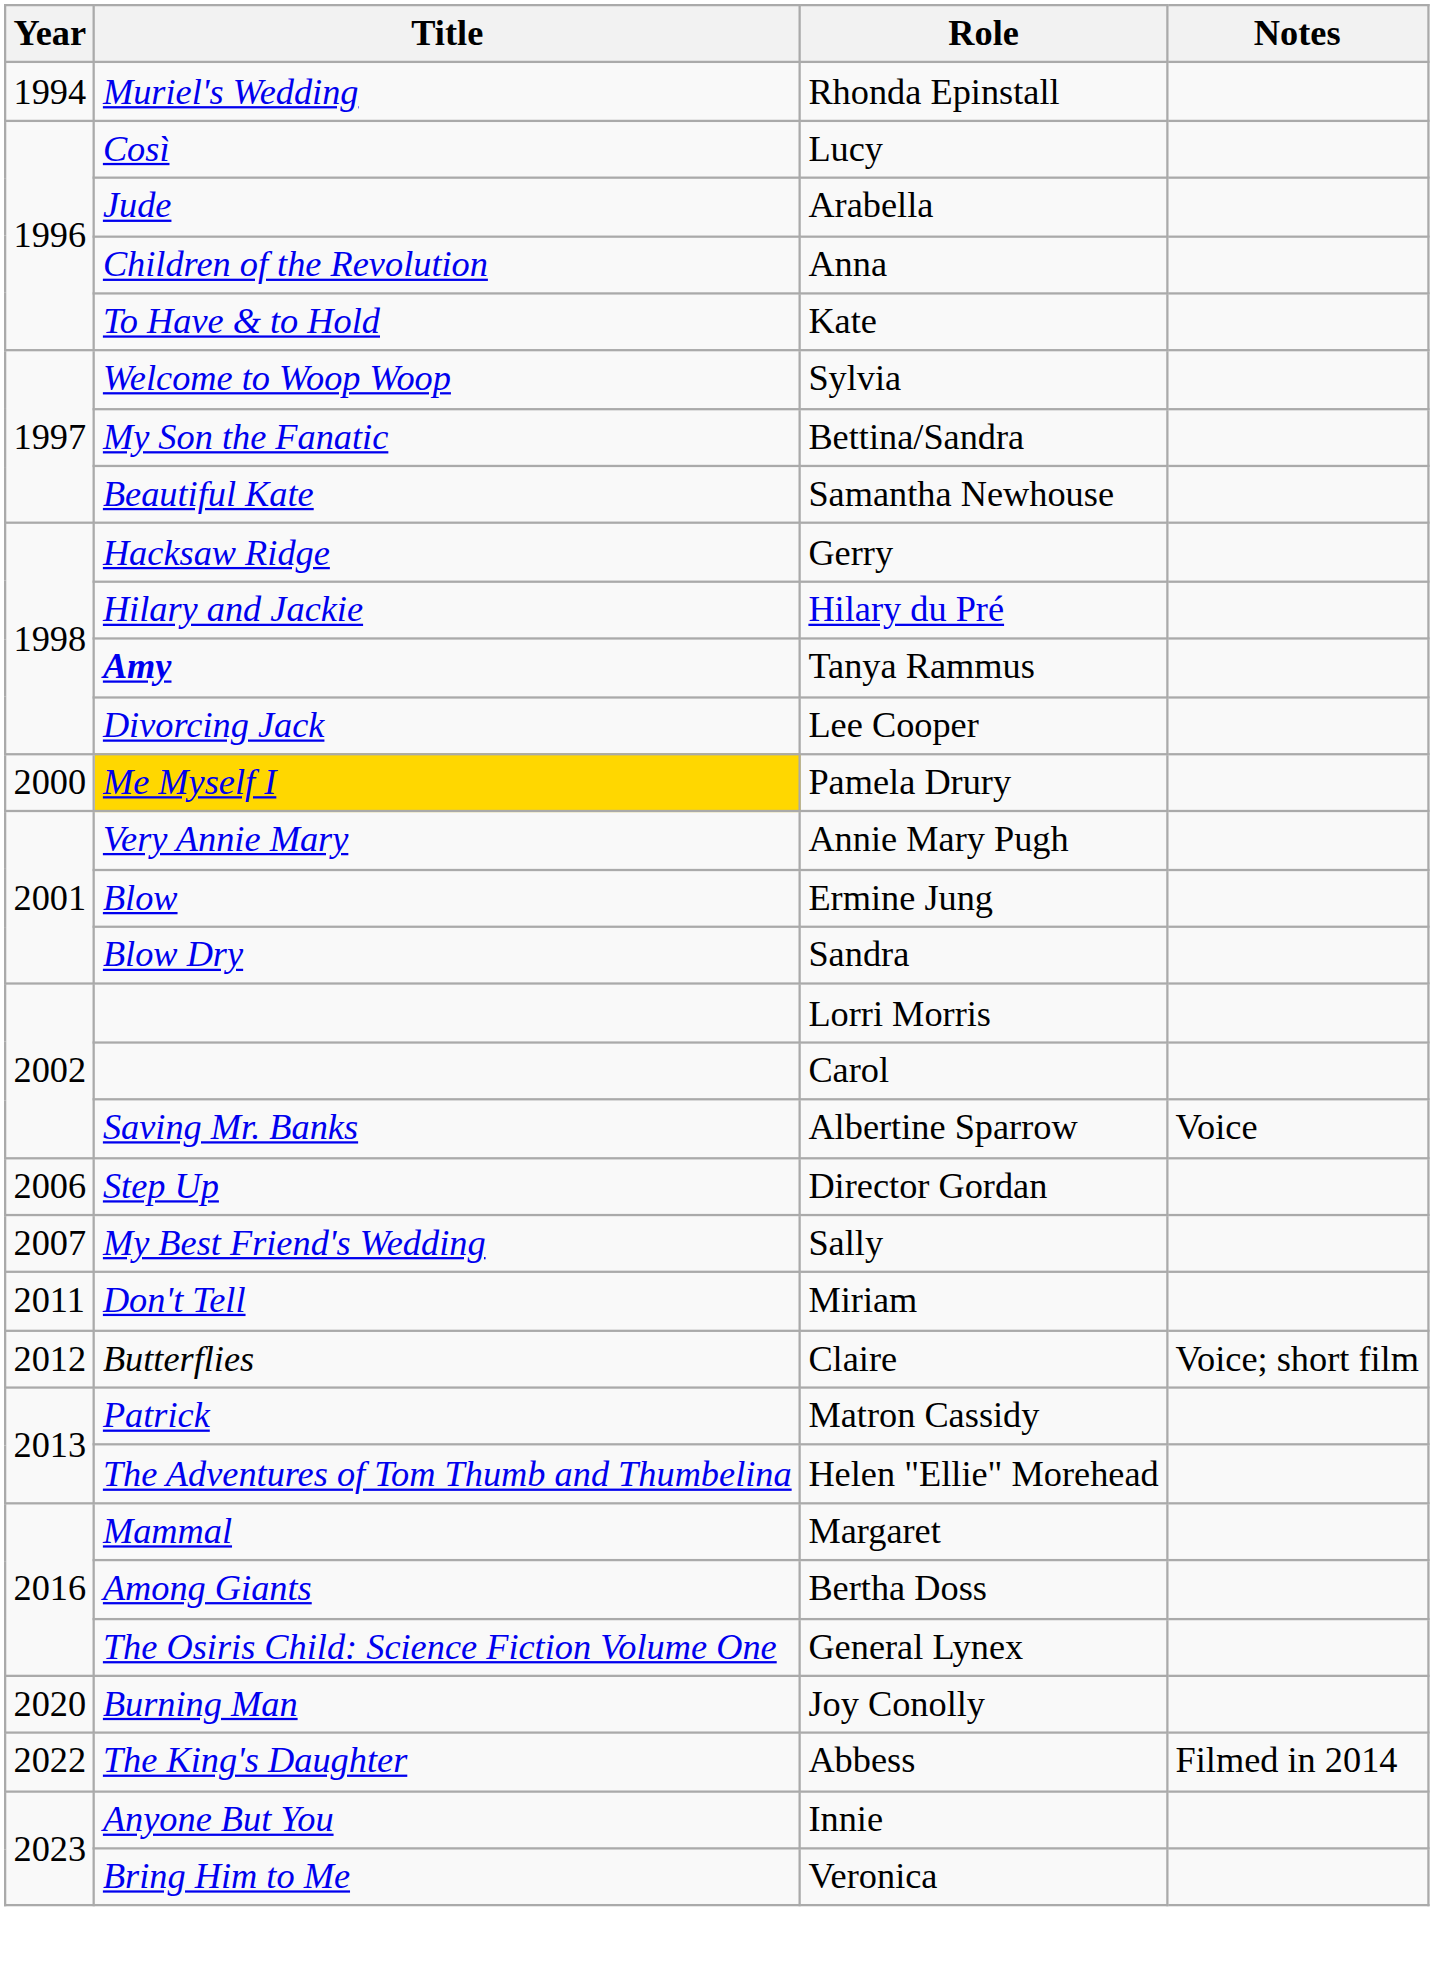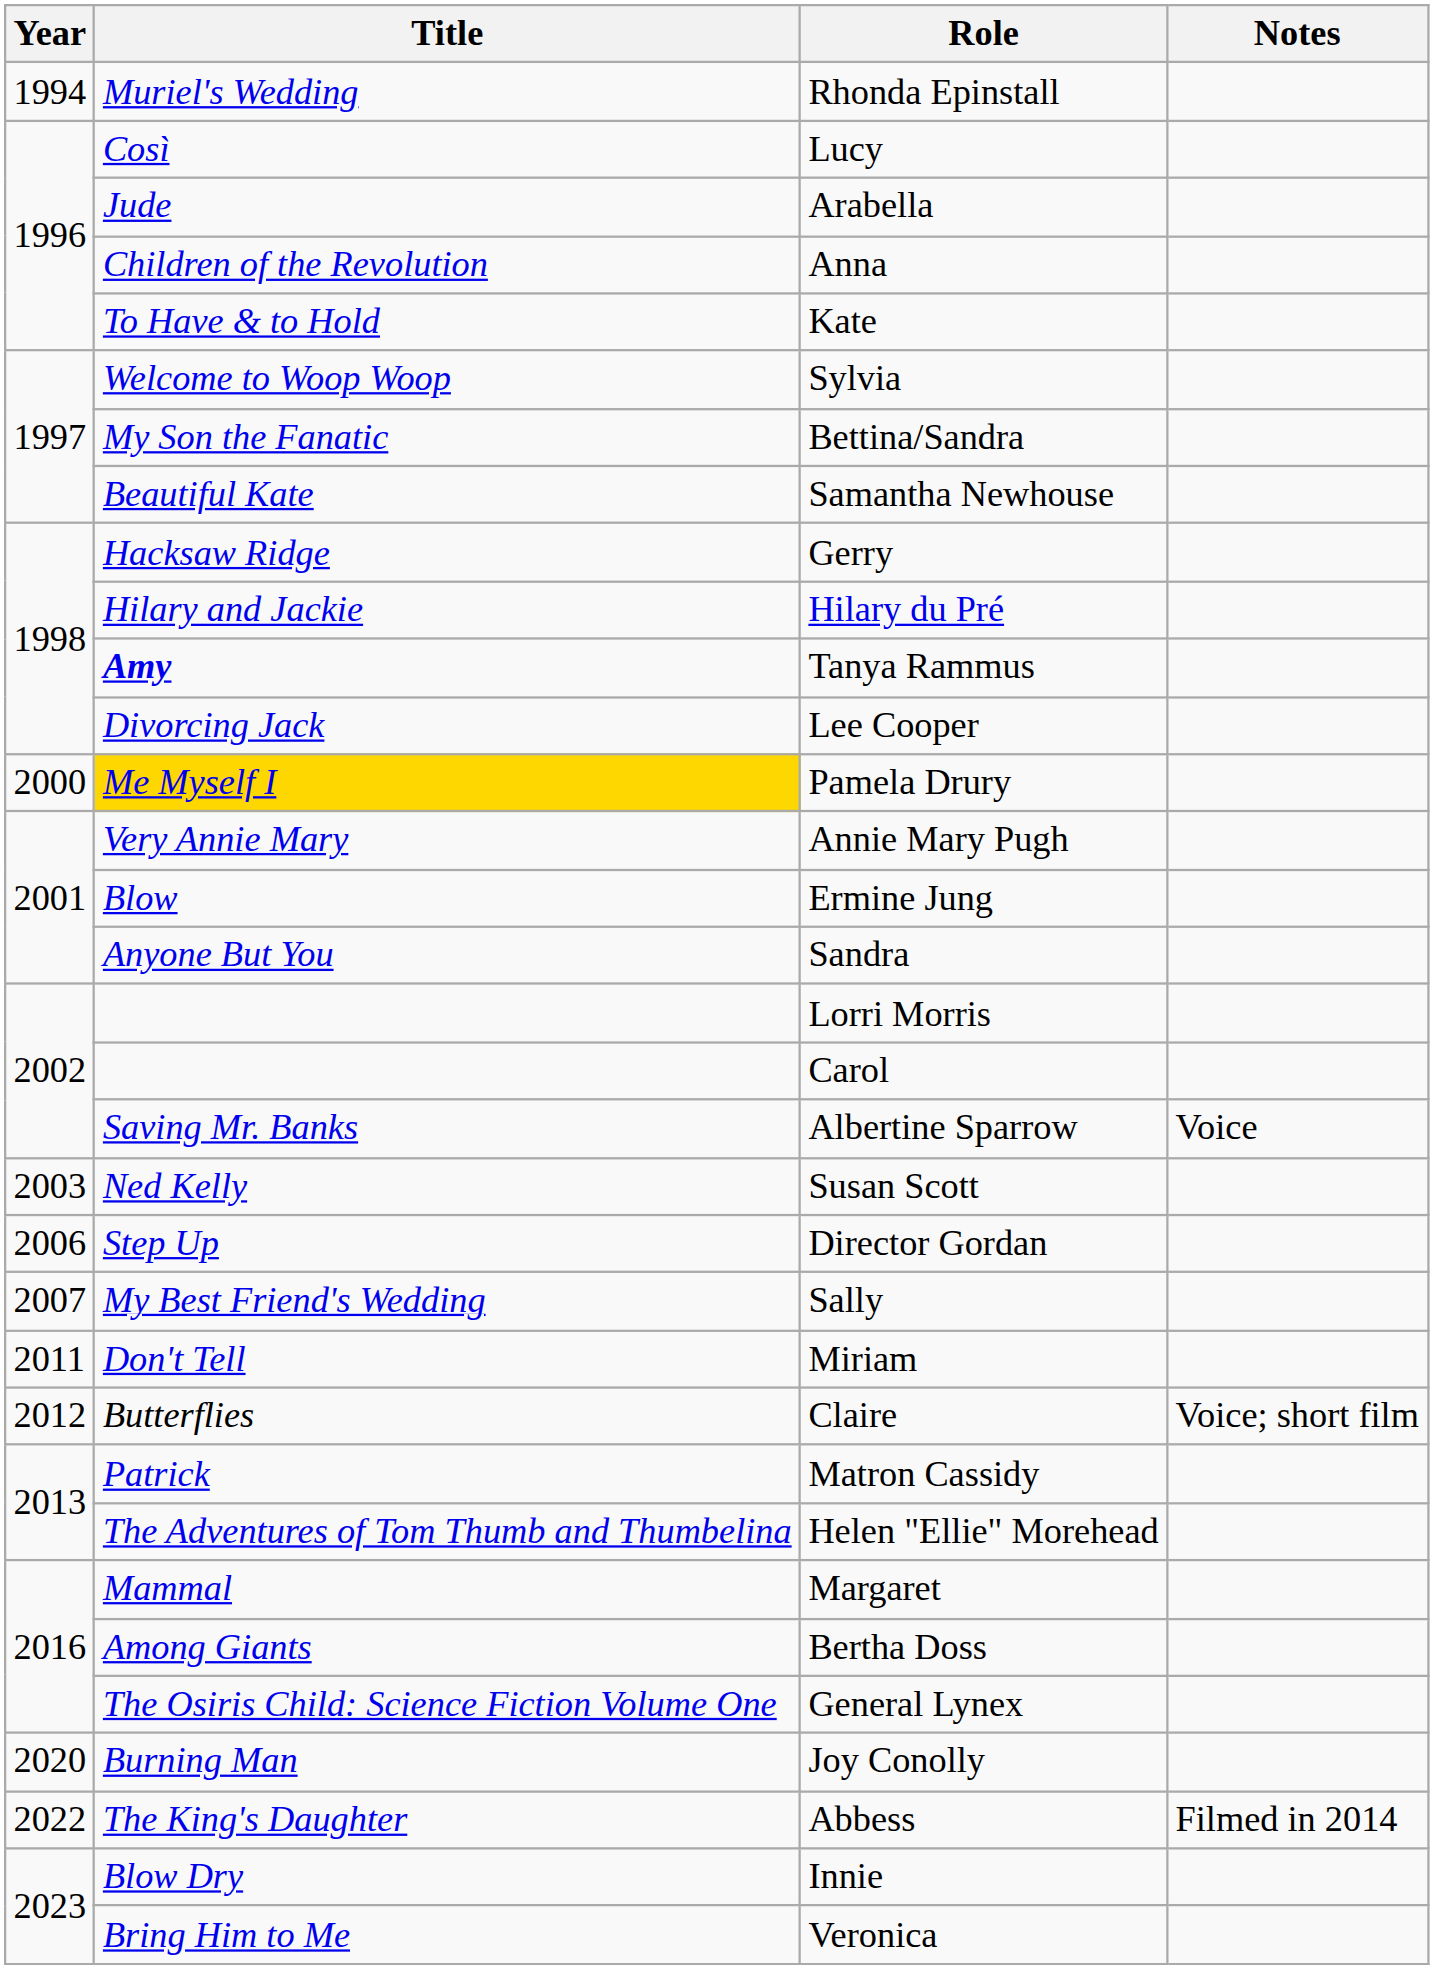(173, 954) Blow Dry -> (218, 954) Anyone But You
+ row: (894, 1185)
(218, 1818) Anyone But You -> (173, 1876) Blow Dry
